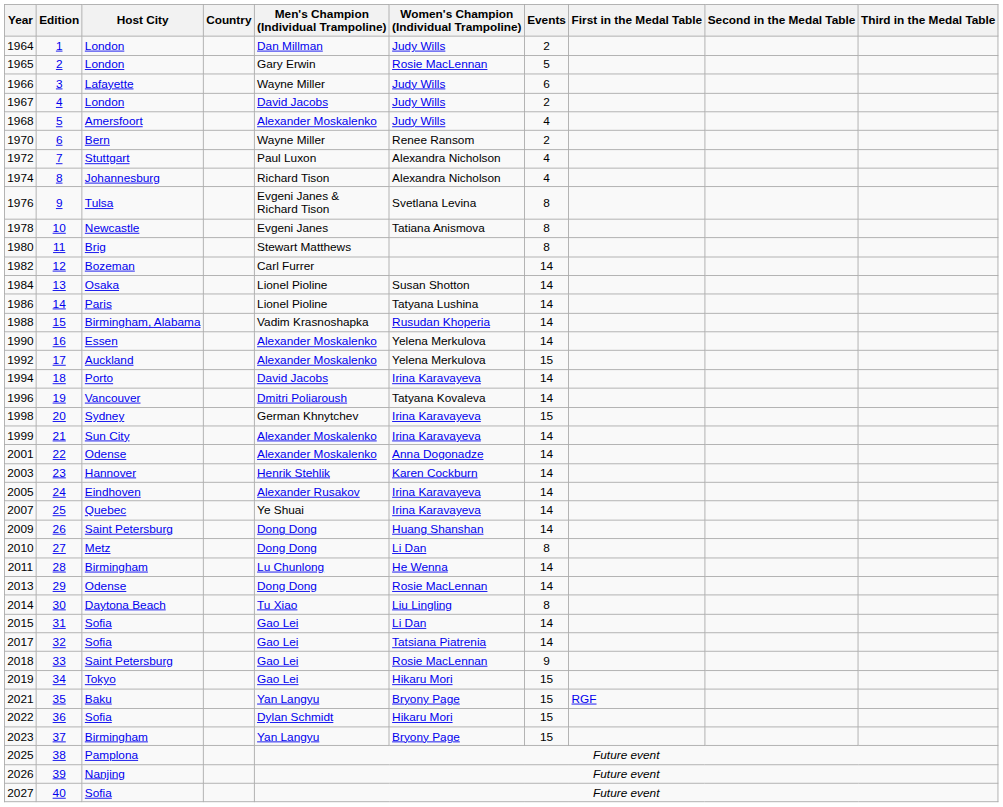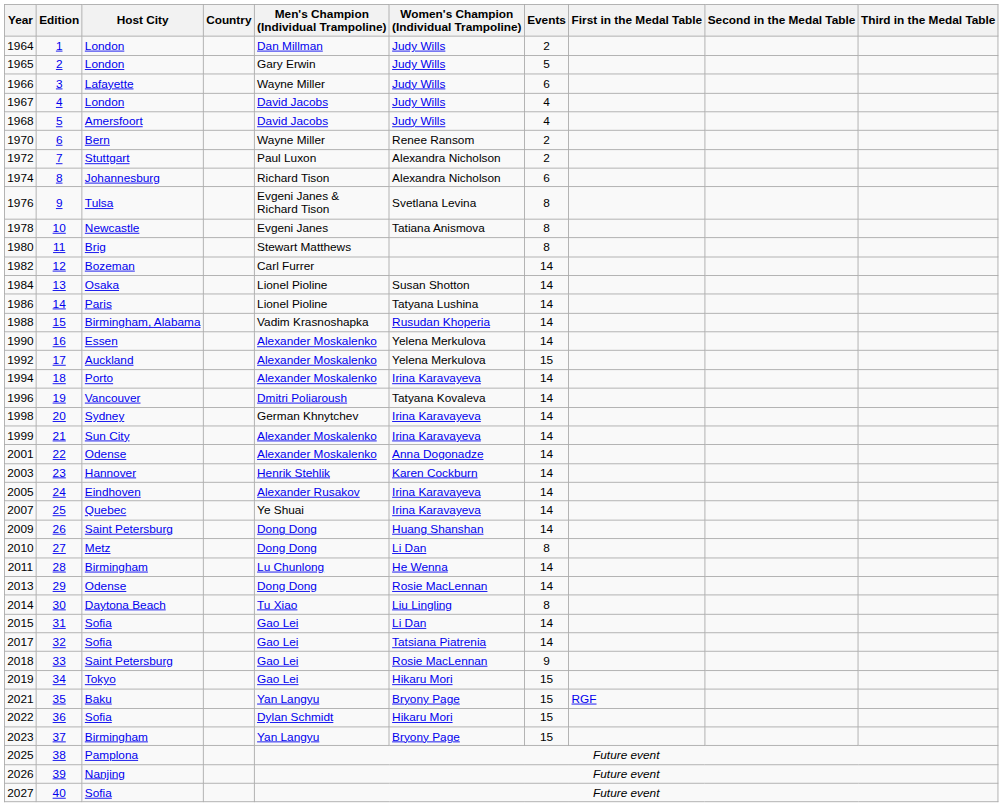(440, 65) Rosie MacLennan -> (419, 65) Judy Wills
(547, 103) 2 -> (547, 103) 4
(317, 122) Alexander Moskalenko -> (293, 122) David Jacobs
(547, 159) 4 -> (547, 159) 2
(547, 178) 4 -> (547, 178) 6
(293, 379) David Jacobs -> (317, 379) Alexander Moskalenko
(547, 417) 15 -> (547, 417) 14
